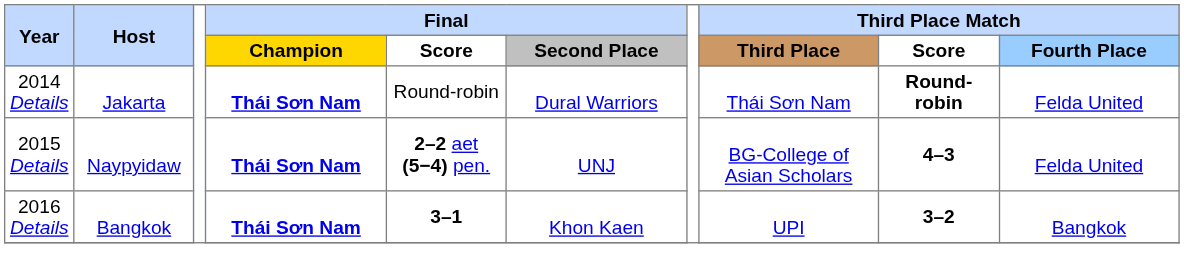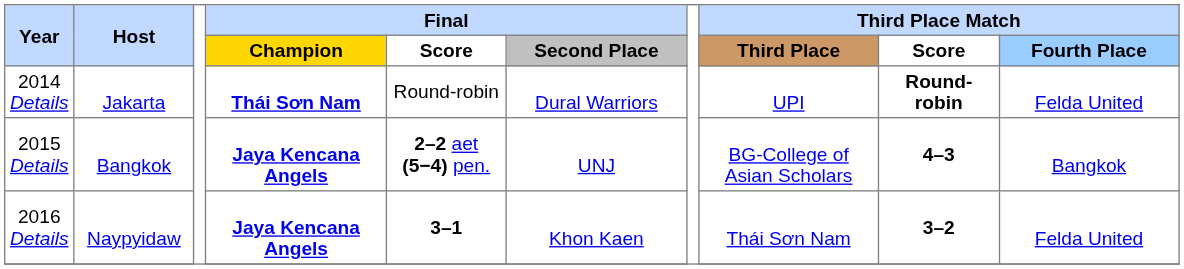(789, 102) Thái Sơn Nam -> (789, 102) UPI
(134, 165) Naypyidaw -> (134, 165) Bangkok
(296, 165) Thái Sơn Nam -> (296, 165) Jaya Kencana Angels
(1089, 165) Felda United -> (1089, 165) Bangkok
(134, 227) Bangkok -> (134, 238) Naypyidaw
(296, 227) Thái Sơn Nam -> (296, 238) Jaya Kencana Angels
(789, 227) UPI -> (789, 238) Thái Sơn Nam
(1089, 227) Bangkok -> (1089, 238) Felda United
